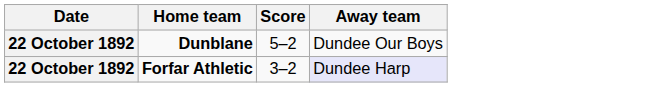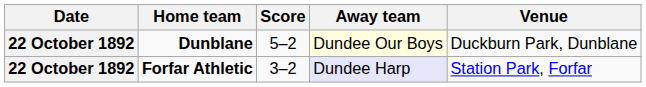+ column: (544, 17)
(378, 43) no background -> (378, 43) lightyellow background
